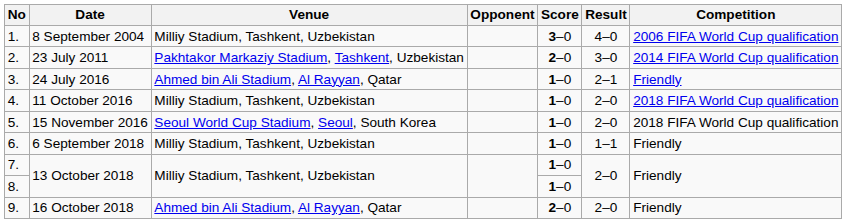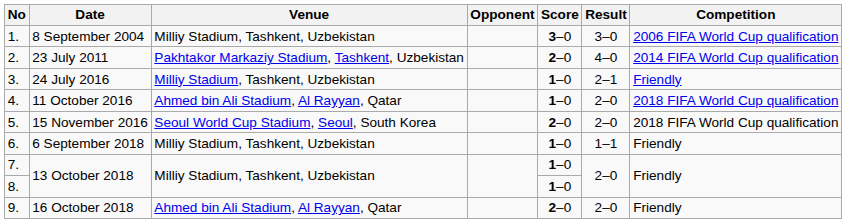(606, 36) 4–0 -> (606, 36) 3–0
(606, 58) 3–0 -> (606, 58) 4–0
(278, 79) Ahmed bin Ali Stadium, Al Rayyan, Qatar -> (265, 79) Milliy Stadium, Tashkent, Uzbekistan
(265, 101) Milliy Stadium, Tashkent, Uzbekistan -> (278, 101) Ahmed bin Ali Stadium, Al Rayyan, Qatar
(560, 122) 1–0 -> (560, 122) 2–0
